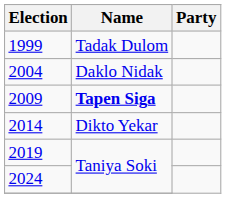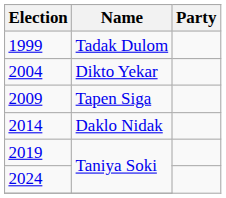(119, 71) Daklo Nidak -> (117, 71) Dikto Yekar
(116, 98) bold -> (113, 98) normal
(117, 125) Dikto Yekar -> (119, 125) Daklo Nidak
